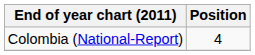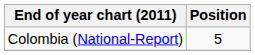(218, 38) 4 -> (218, 38) 5
